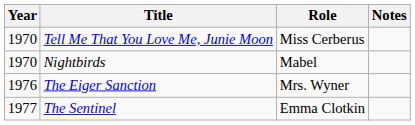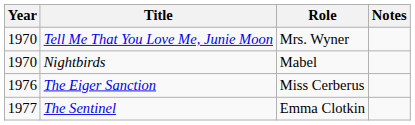(322, 39) Miss Cerberus -> (314, 39) Mrs. Wyner
(314, 85) Mrs. Wyner -> (322, 85) Miss Cerberus
